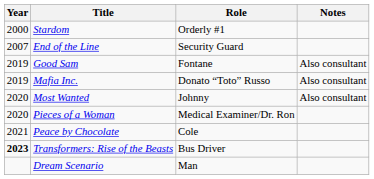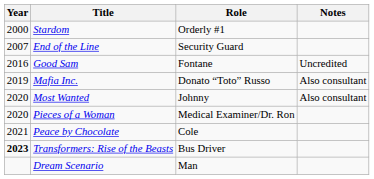(18, 64) 2019 -> (18, 64) 2016
(333, 64) Also consultant -> (323, 64) Uncredited
